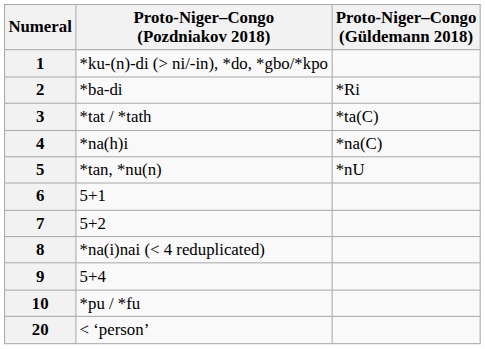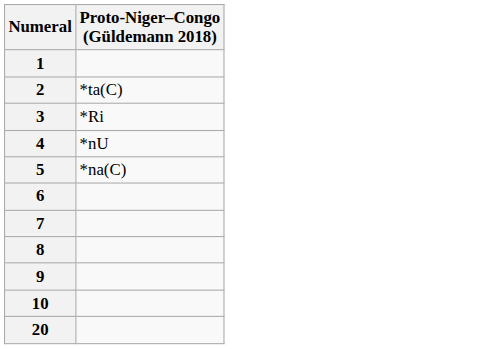- column: (204, 27)
(348, 90) *Ri -> (101, 90) *ta(C)
(357, 116) *ta(C) -> (92, 116) *Ri
(359, 143) *na(C) -> (94, 143) *nU
(350, 169) *nU -> (103, 169) *na(C)
